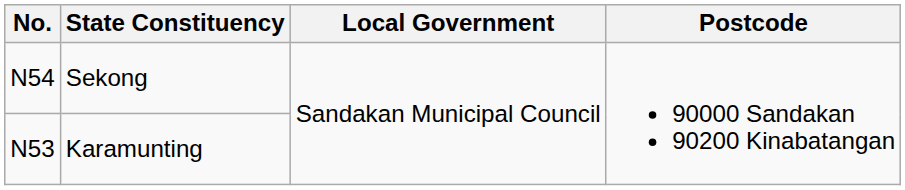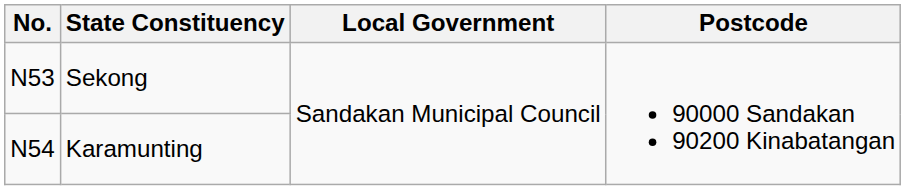(32, 78) N54 -> (32, 78) N53
(32, 148) N53 -> (32, 148) N54
